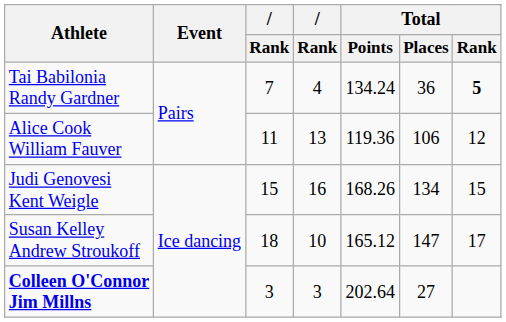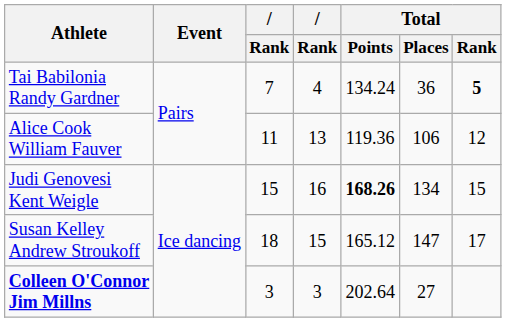(370, 190) normal -> (370, 190) bold
(317, 240) 10 -> (317, 240) 15
